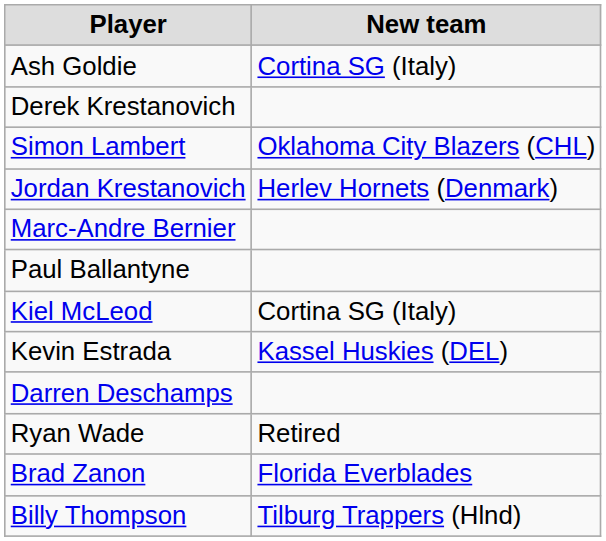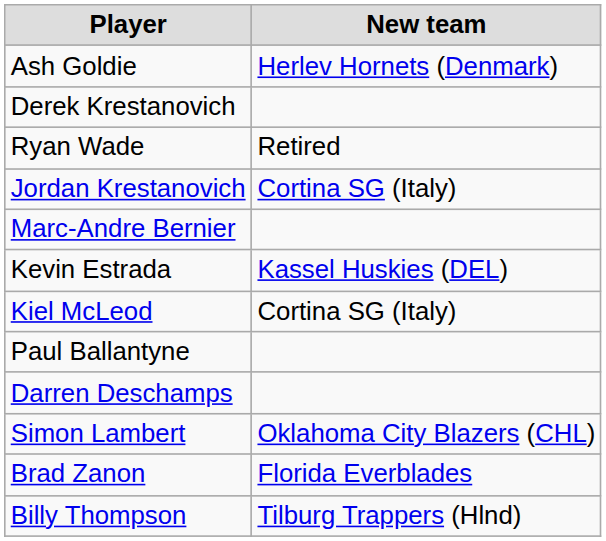(357, 65) Cortina SG (Italy) -> (408, 65) Herlev Hornets (Denmark)
rows swapped: (78, 433) <-> (98, 147)
(408, 188) Herlev Hornets (Denmark) -> (357, 188) Cortina SG (Italy)
rows swapped: (91, 351) <-> (100, 270)
